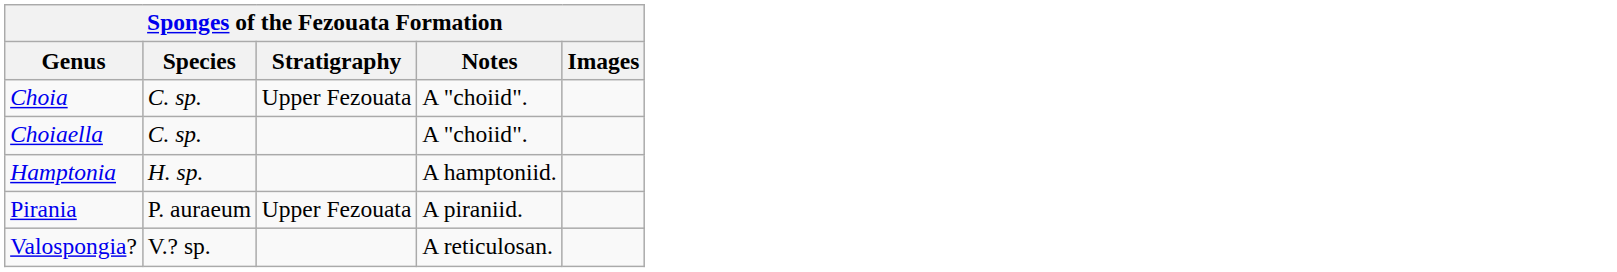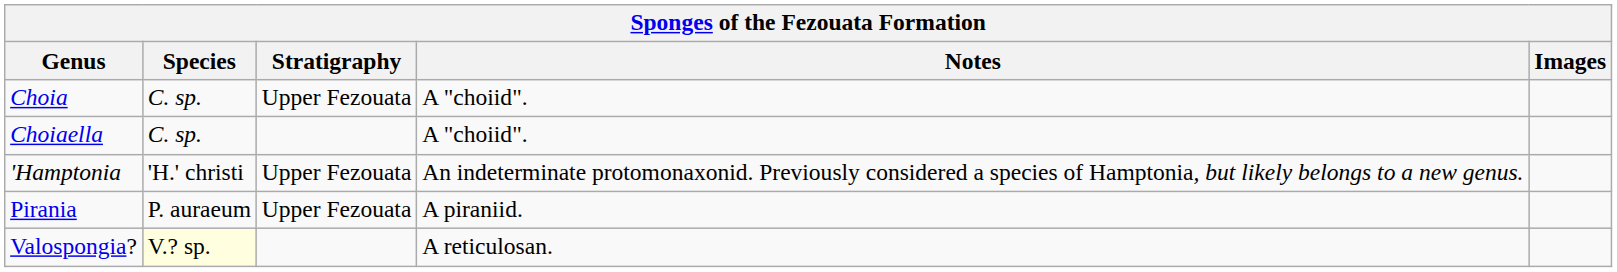- row: (63, 172)
+ row: (66, 172)
(179, 246) no background -> (179, 246) lightyellow background
